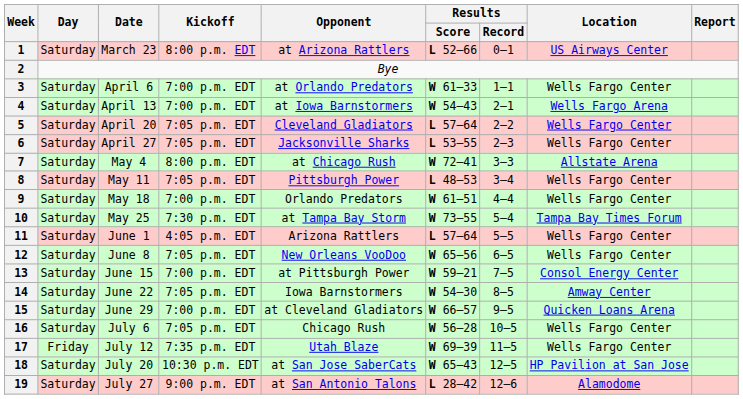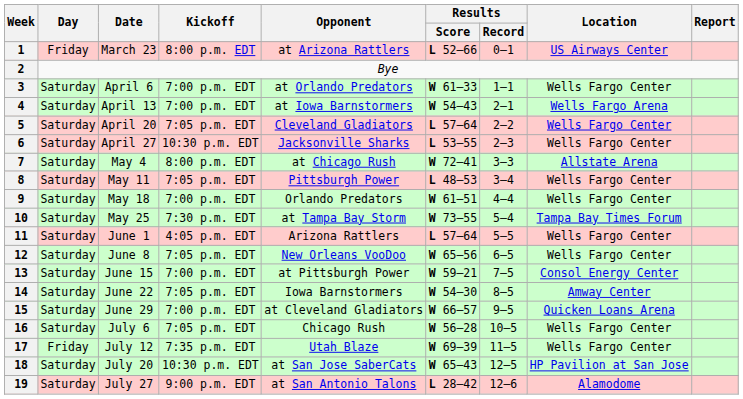(68, 51) Saturday -> (68, 51) Friday
(210, 144) 7:05 p.m. EDT -> (210, 144) 10:30 p.m. EDT
